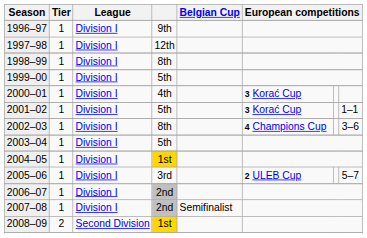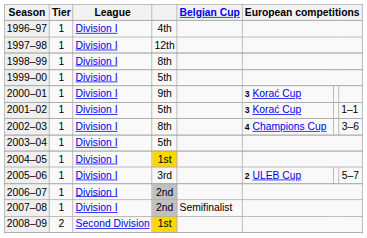(165, 28) 9th -> (165, 28) 4th
(165, 94) 4th -> (165, 94) 9th
